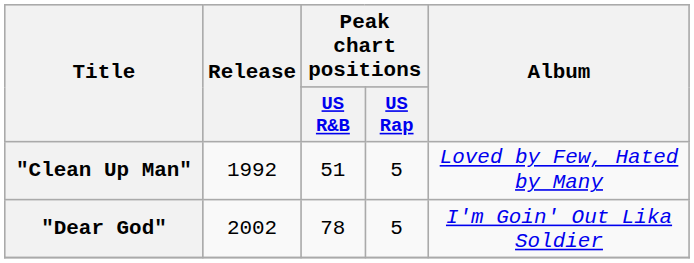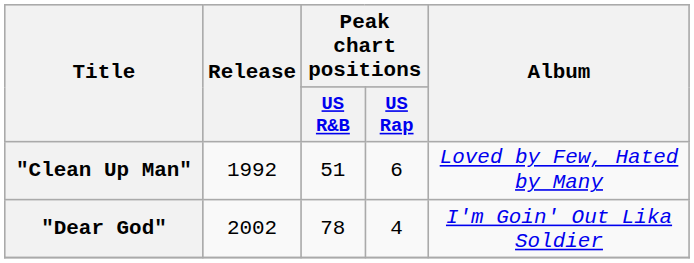(397, 171) 5 -> (397, 171) 6
(397, 229) 5 -> (397, 229) 4
